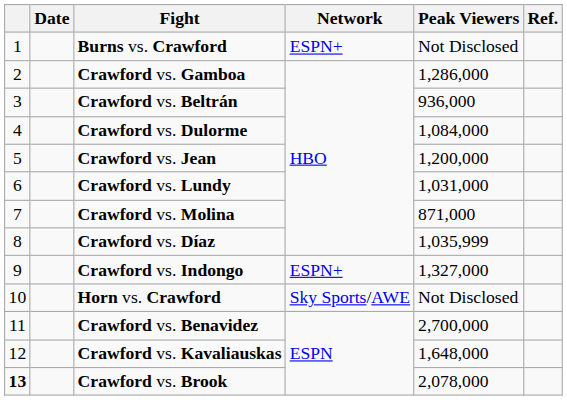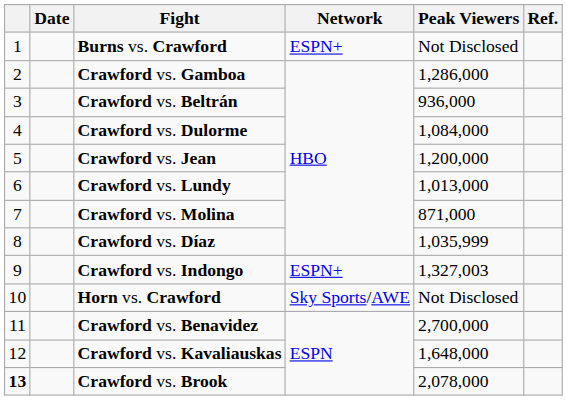(453, 185) 1,031,000 -> (453, 185) 1,013,000
(453, 269) 1,327,000 -> (453, 269) 1,327,003
